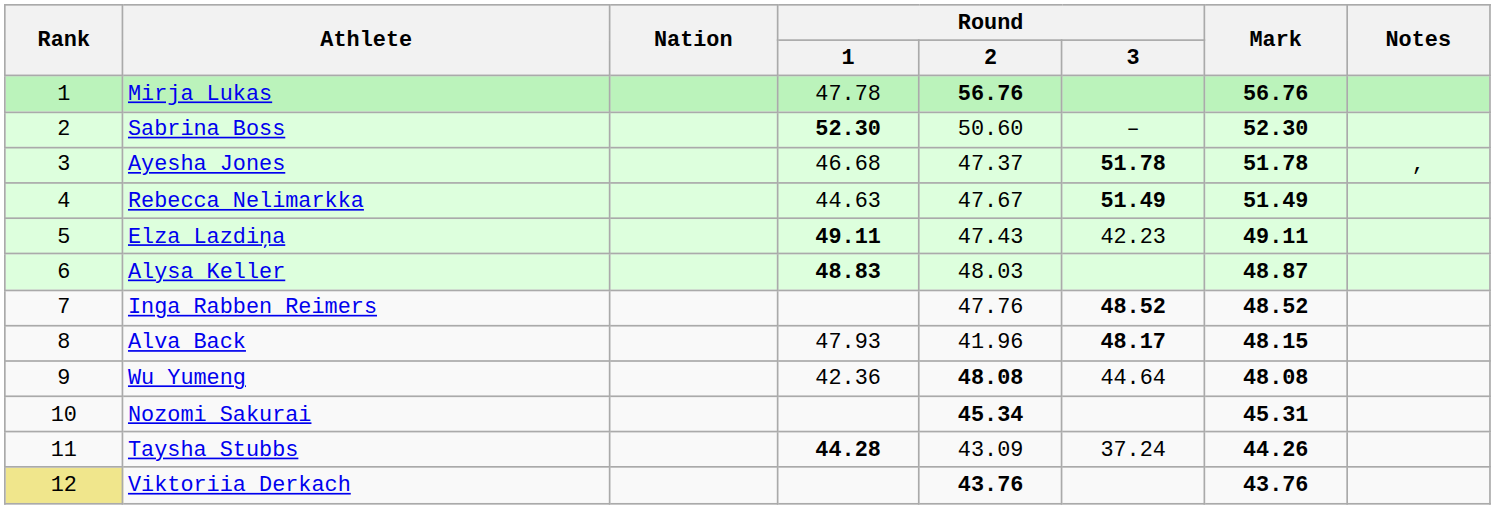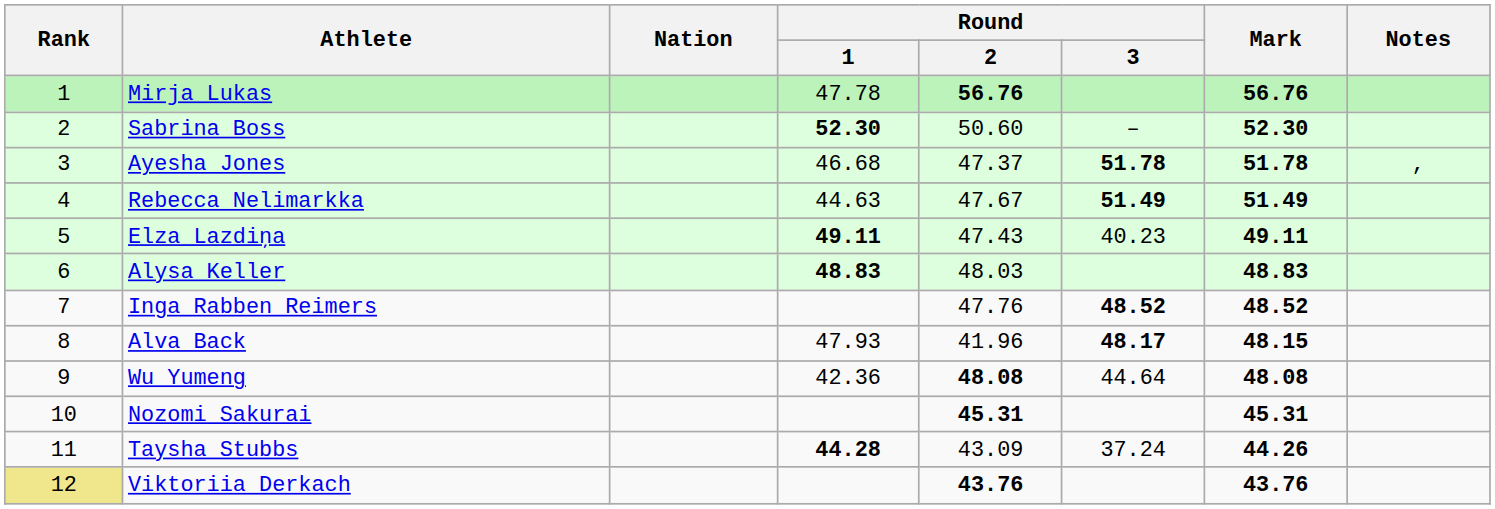(1133, 236) 42.23 -> (1133, 236) 40.23
(1276, 272) 48.87 -> (1276, 272) 48.83
(991, 414) 45.34 -> (991, 414) 45.31
